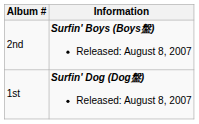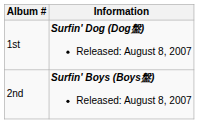rows swapped: (13, 94) <-> (15, 45)
